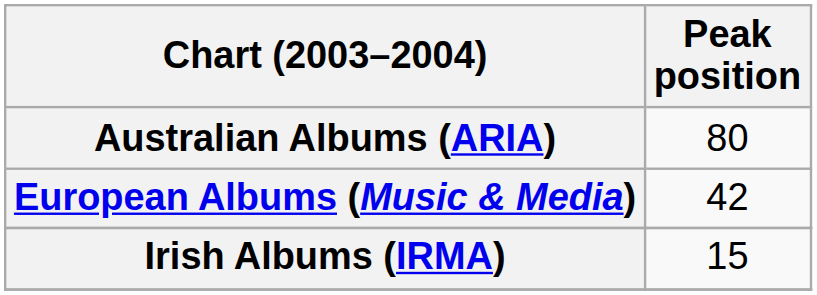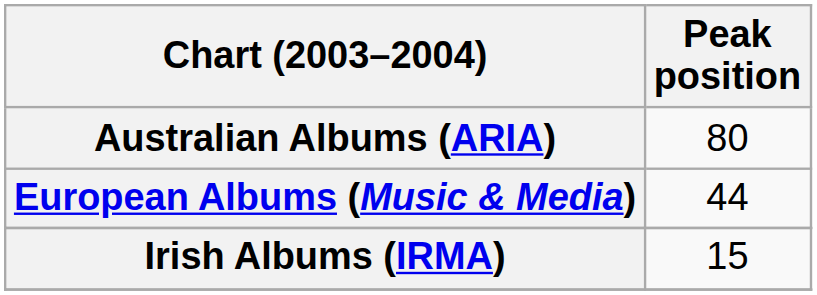(727, 197) 42 -> (727, 197) 44
